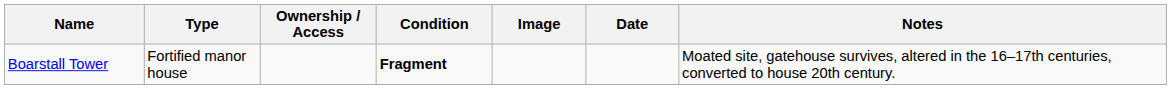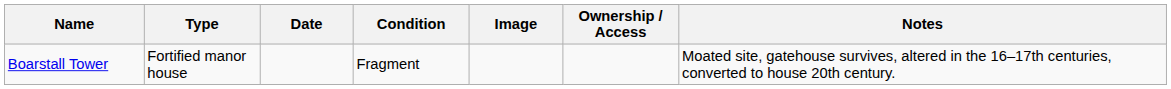columns swapped: (632, 24) <-> (318, 24)
(413, 64) bold -> (388, 64) normal
